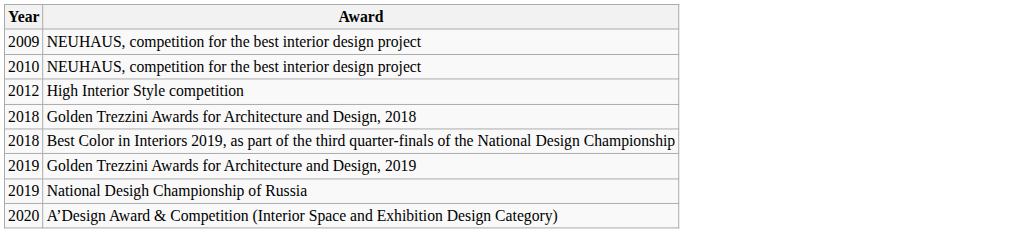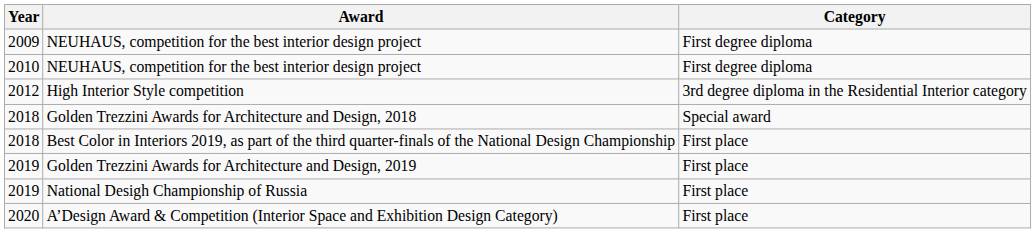+ column: (855, 16)
